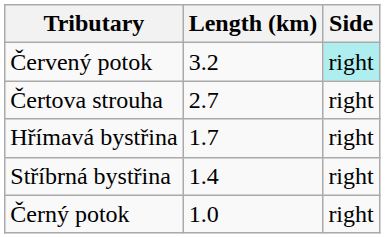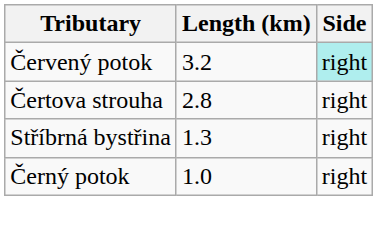(204, 99) 2.7 -> (197, 99) 2.8
- row: (94, 137)
(204, 175) 1.4 -> (197, 137) 1.3
